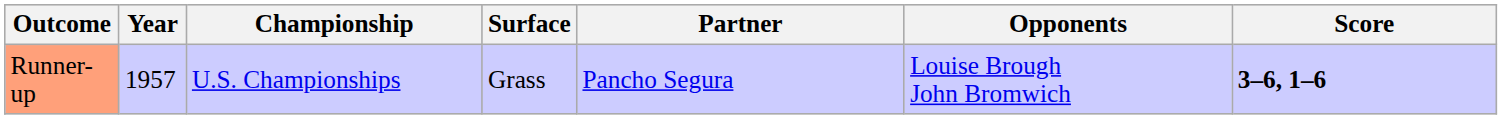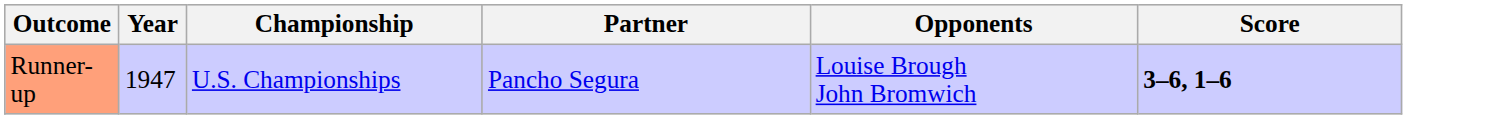- column: (529, 24)
(150, 78) 1957 -> (150, 78) 1947
